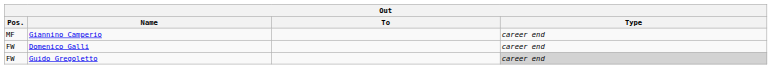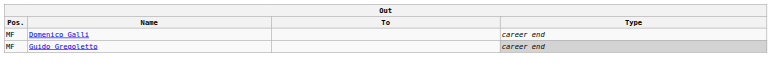- row: (65, 34)
(10, 46) FW -> (10, 34) MF
(10, 58) FW -> (10, 46) MF
